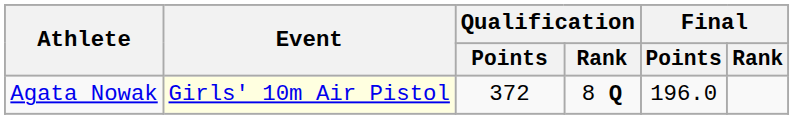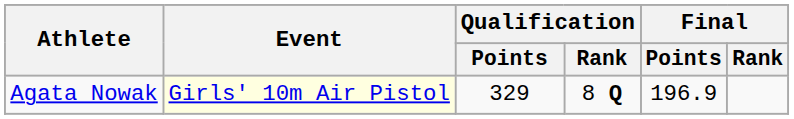(509, 94) 372 -> (509, 94) 329
(684, 94) 196.0 -> (684, 94) 196.9
